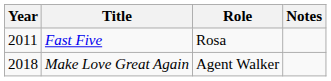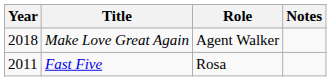rows swapped: (74, 40) <-> (117, 64)
